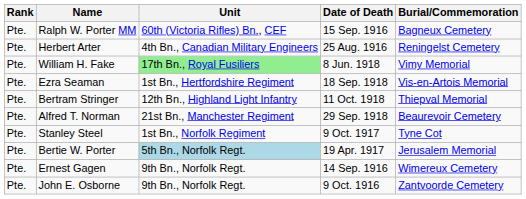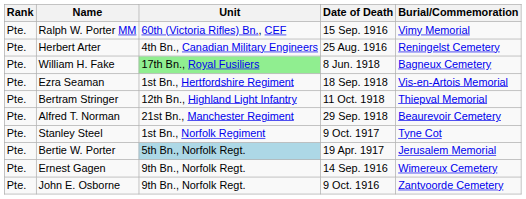(445, 30) Bagneux Cemetery -> (434, 30) Vimy Memorial
(434, 64) Vimy Memorial -> (445, 64) Bagneux Cemetery
